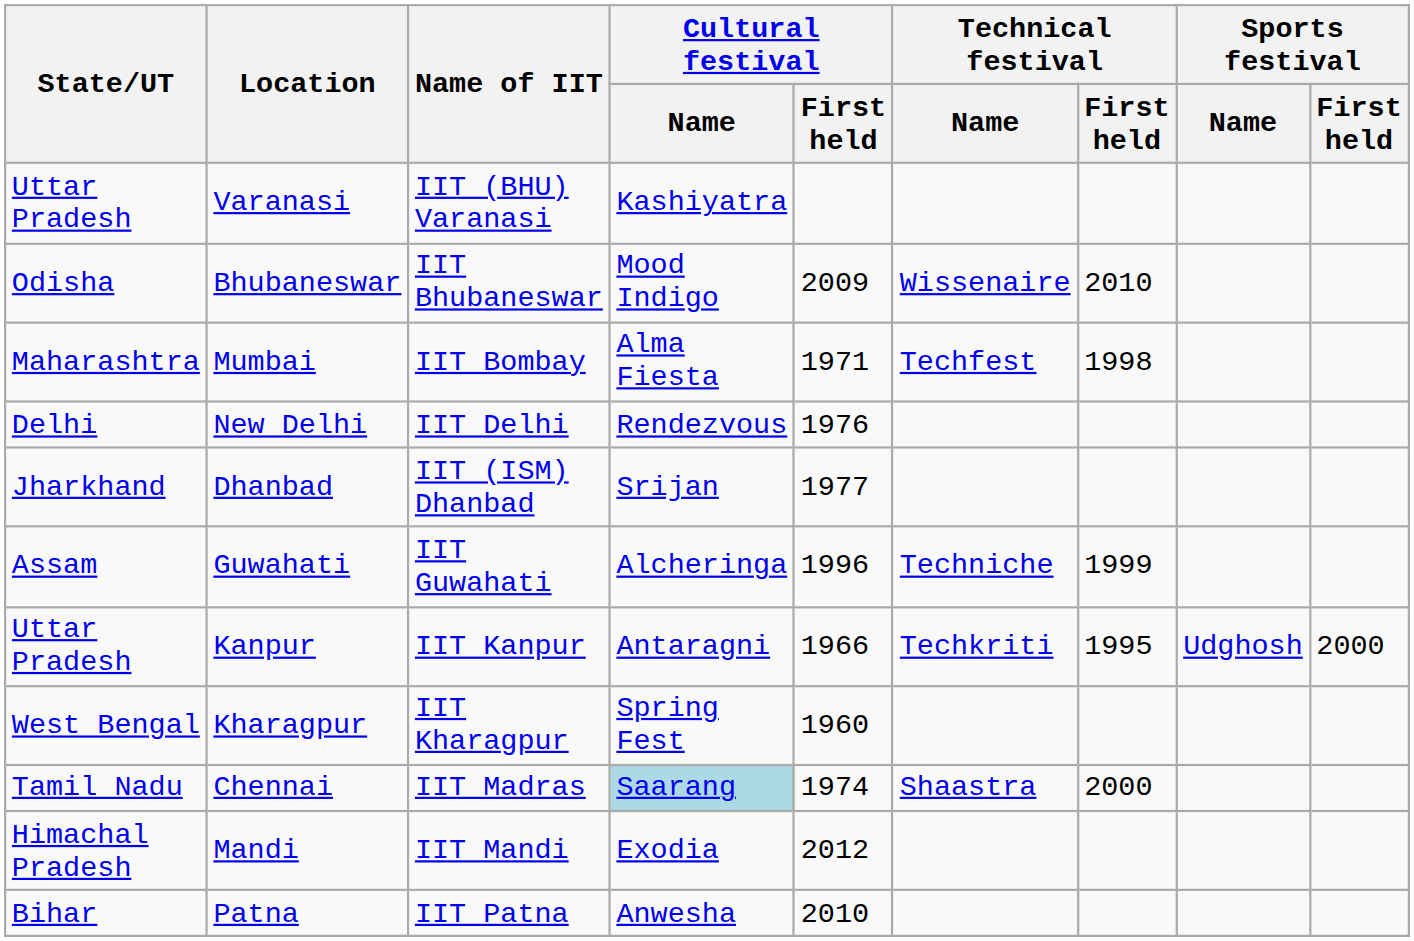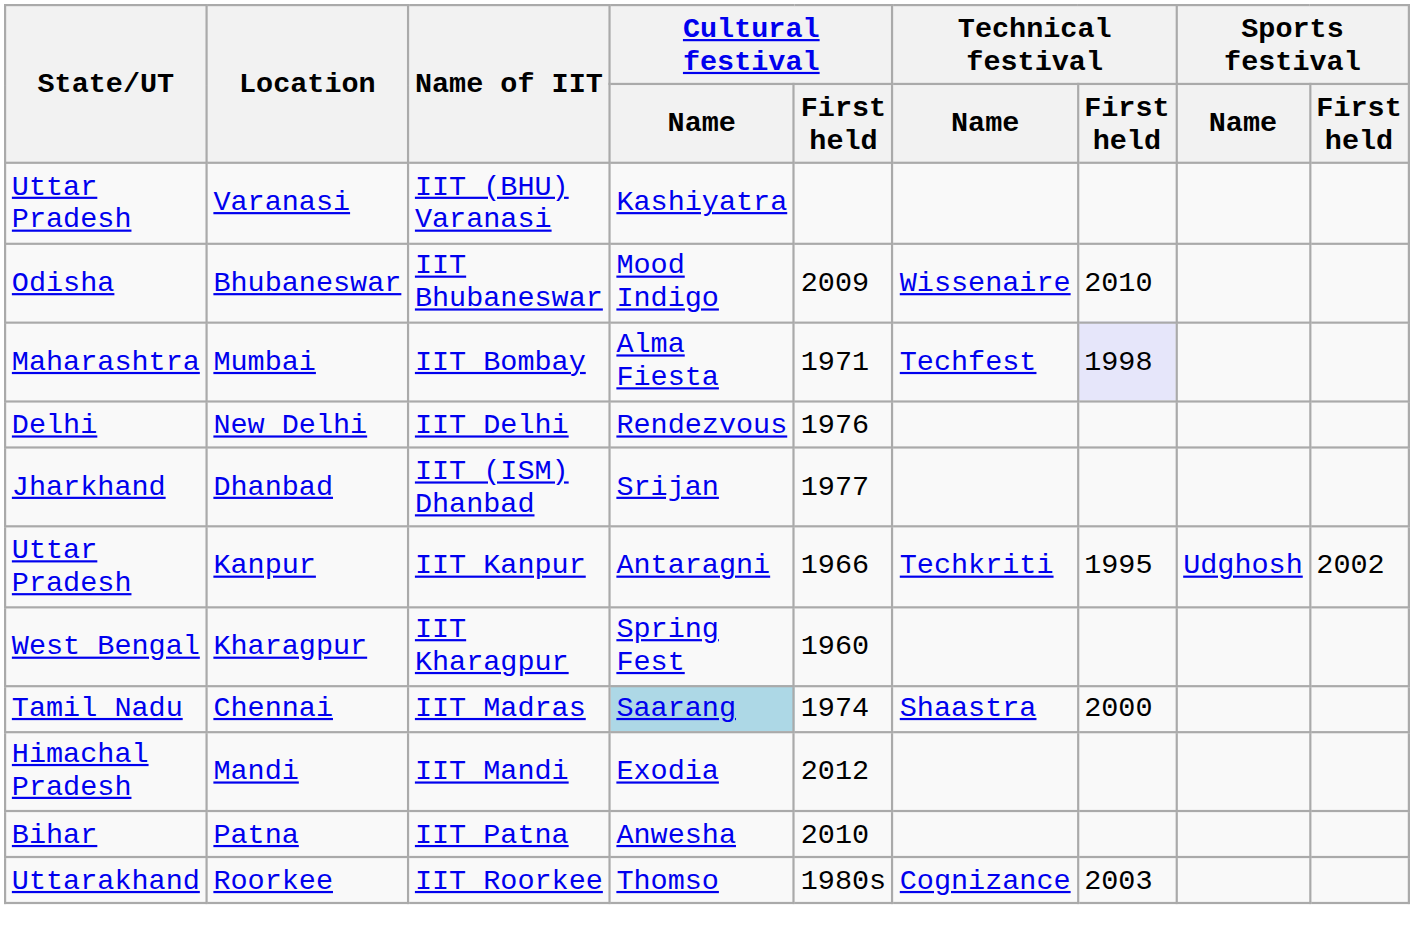(1118, 362) no background -> (1118, 362) lavender background
- row: (282, 567)
(1351, 646) 2000 -> (1351, 567) 2002
+ row: (273, 881)
